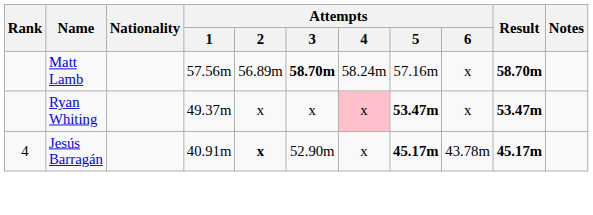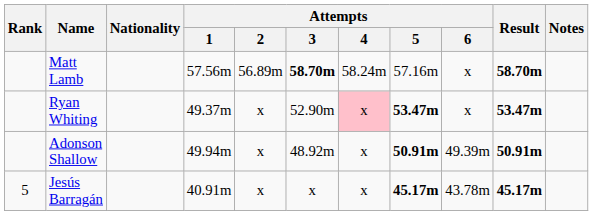(312, 111) x -> (312, 111) 52.90m
+ row: (76, 150)
(25, 150) 4 -> (25, 190) 5
(261, 150) bold -> (261, 190) normal
(312, 150) 52.90m -> (312, 190) x
